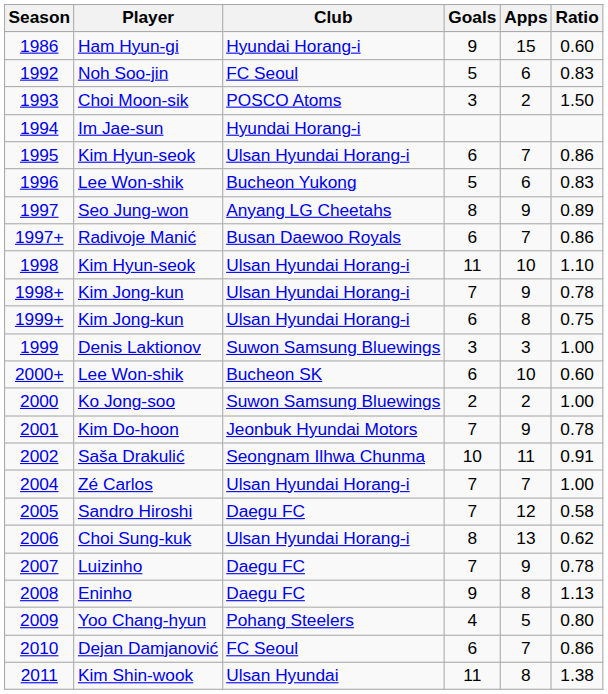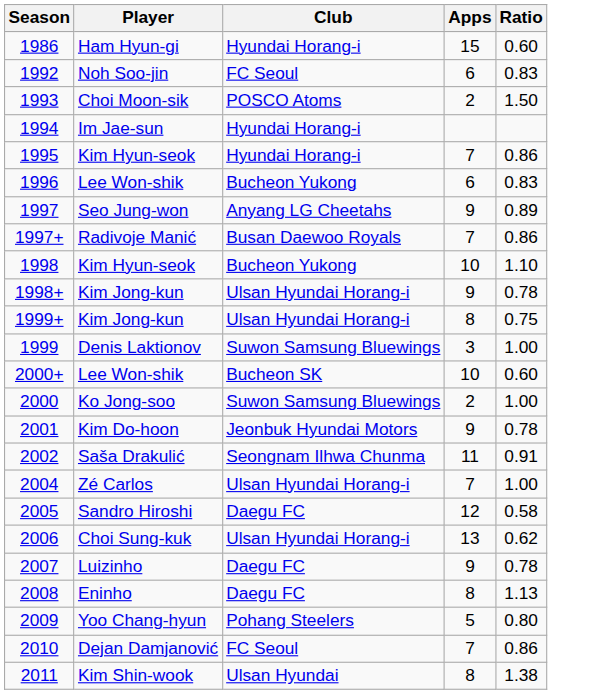- column: (472, 18)
(318, 155) Ulsan Hyundai Horang-i -> (293, 155) Hyundai Horang-i
(318, 264) Ulsan Hyundai Horang-i -> (291, 264) Bucheon Yukong
